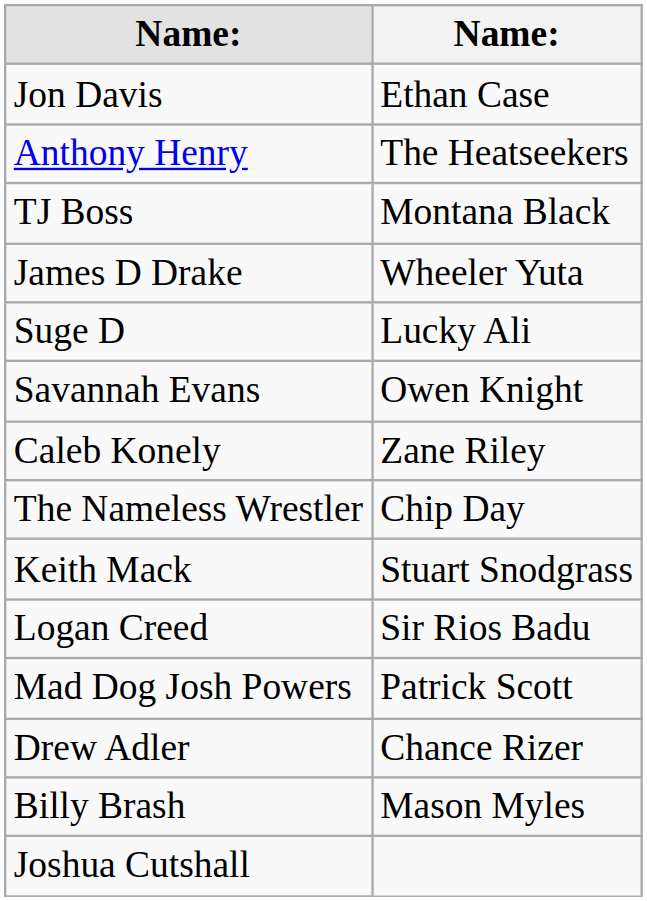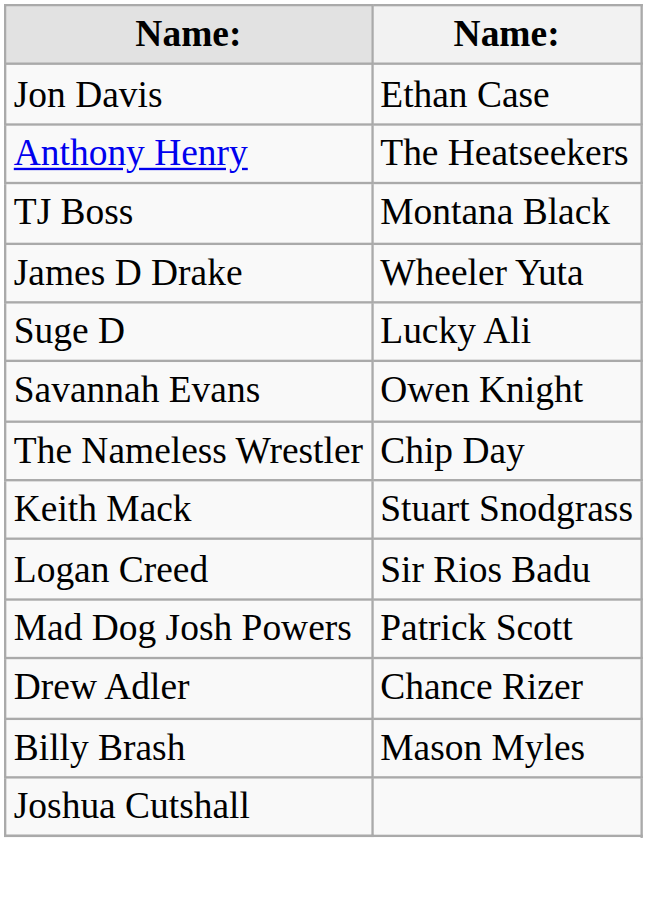- row: (117, 449)
